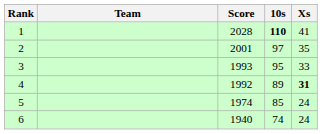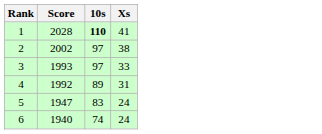- column: (128, 13)
(241, 48) 2001 -> (61, 48) 2002
(304, 48) 35 -> (124, 48) 38
(278, 66) 95 -> (98, 66) 97
(304, 84) bold -> (124, 84) normal
(241, 102) 1974 -> (61, 102) 1947
(278, 102) 85 -> (98, 102) 83
